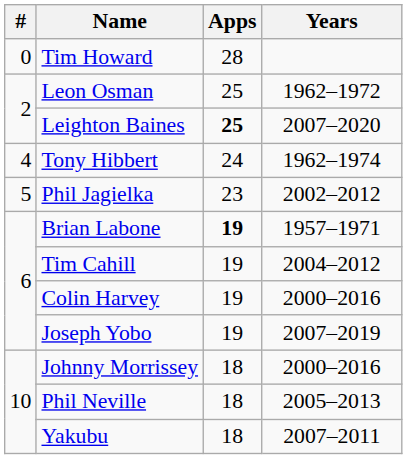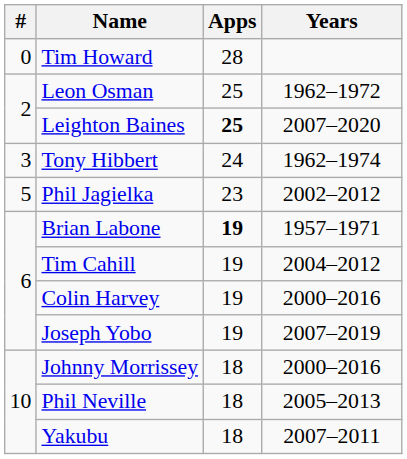(26, 159) 4 -> (26, 159) 3
